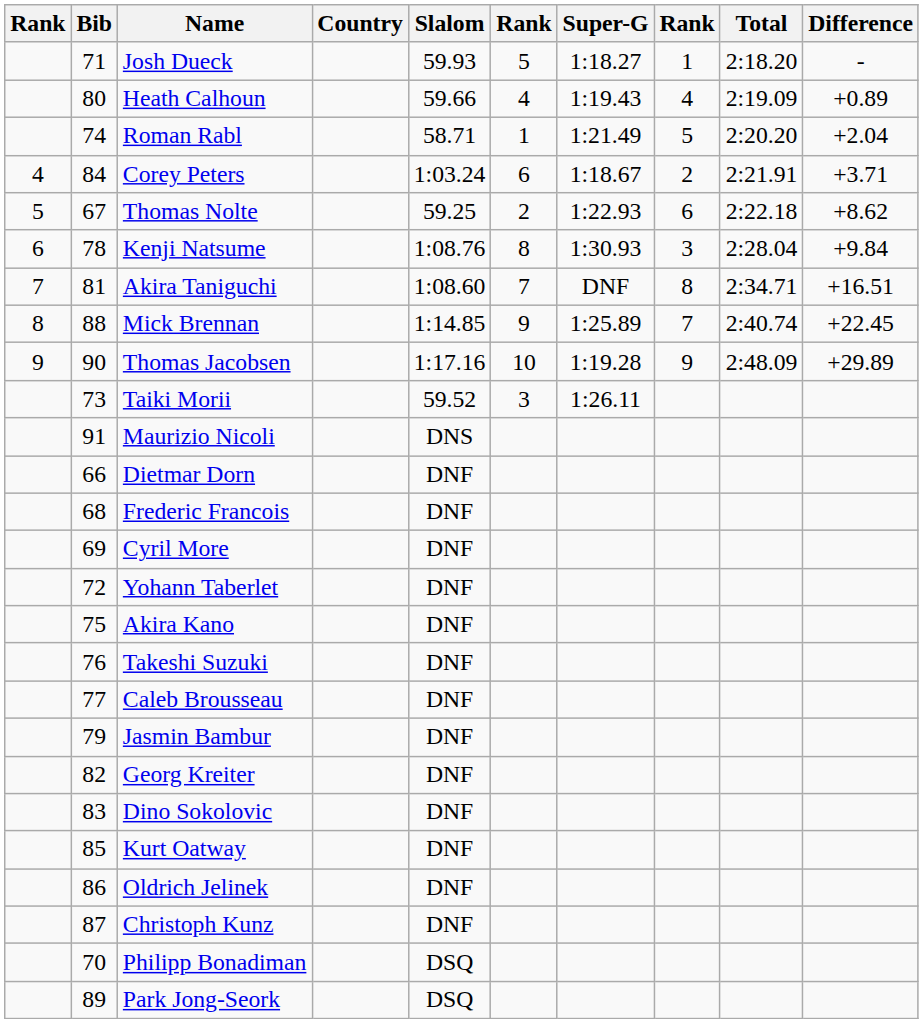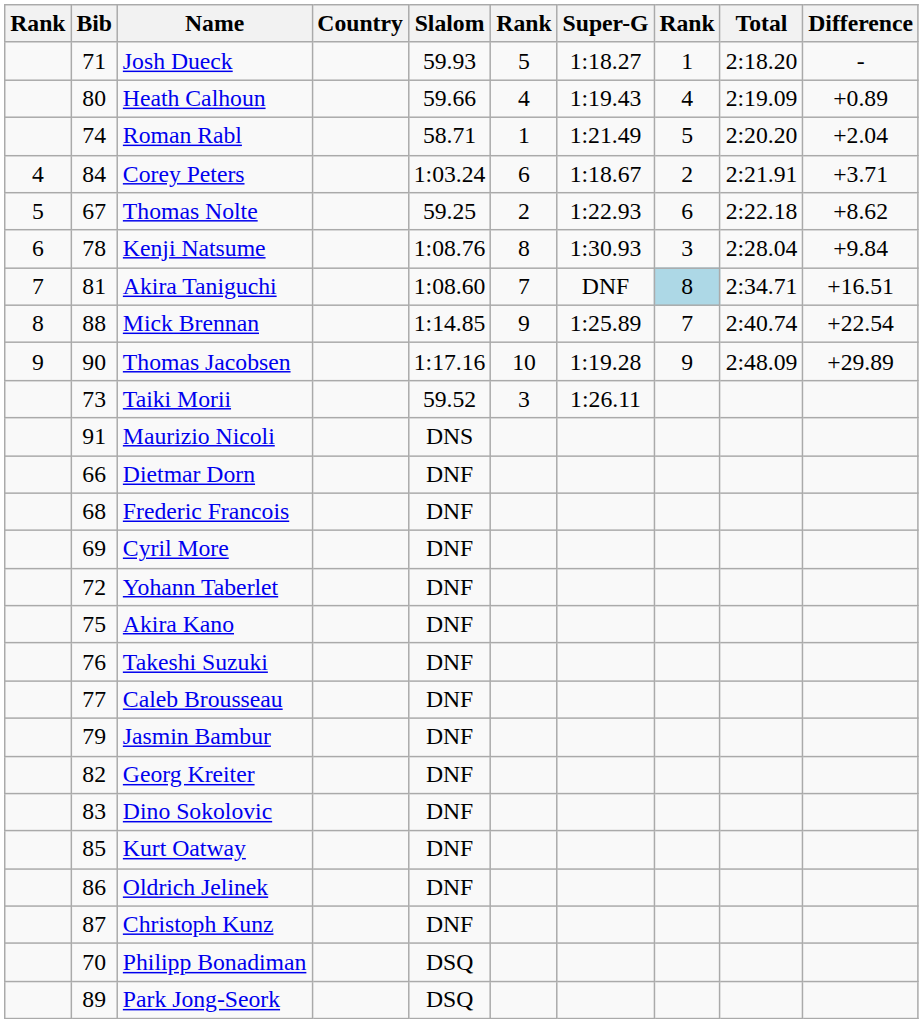(687, 286) no background -> (687, 286) lightblue background
(861, 323) +22.45 -> (861, 323) +22.54
